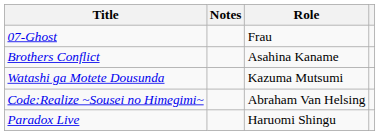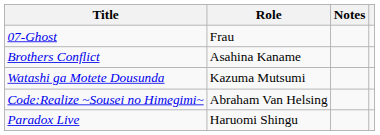columns swapped: (307, 15) <-> (226, 15)
